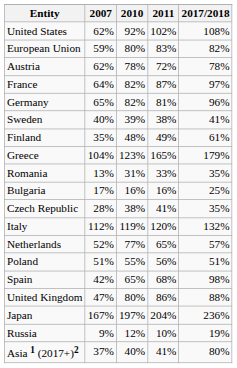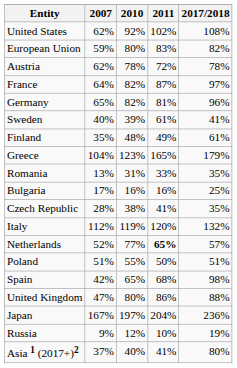(166, 119) 38% -> (166, 119) 61%
(166, 244) normal -> (165, 244) bold
(166, 262) 56% -> (166, 262) 50%
